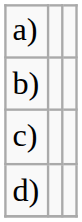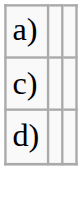- row: (26, 83)
